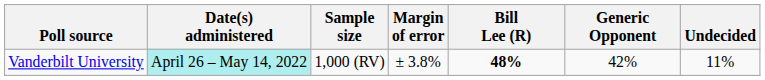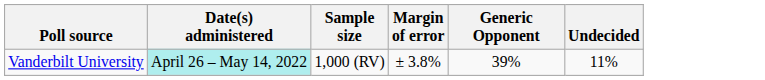- column: (506, 27)
(623, 62) 42% -> (506, 62) 39%
